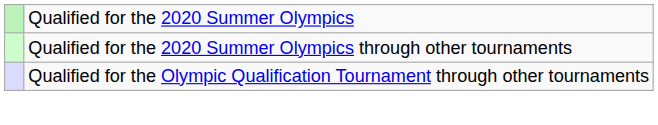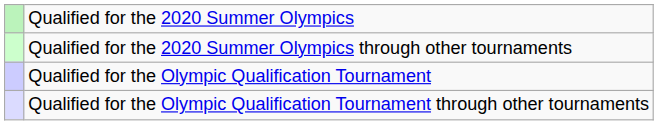+ row: (230, 76)
